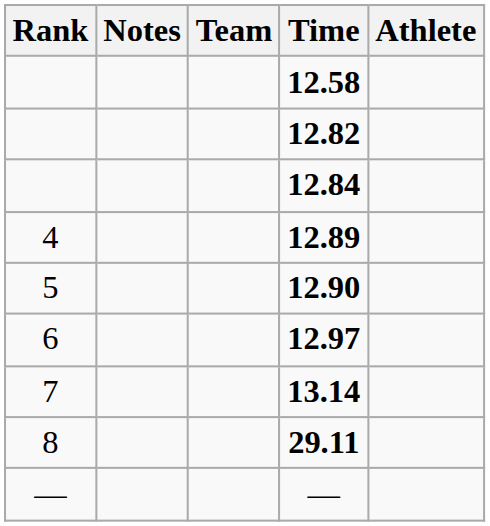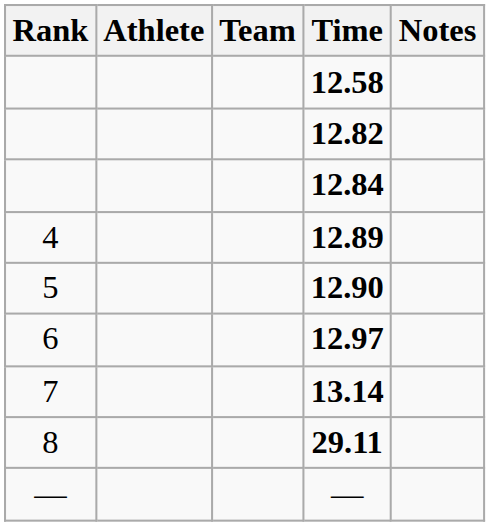columns swapped: (426, 30) <-> (142, 30)
